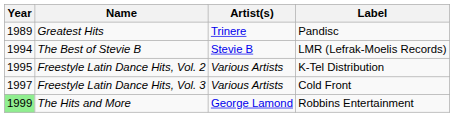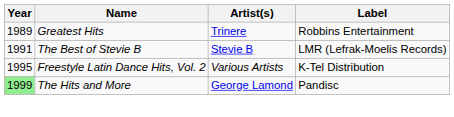(318, 31) Pandisc -> (356, 31) Robbins Entertainment
(20, 49) 1994 -> (20, 49) 1991
- row: (122, 85)
(356, 103) Robbins Entertainment -> (318, 85) Pandisc
